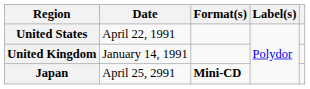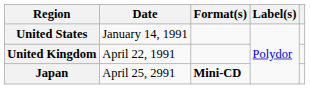(139, 34) April 22, 1991 -> (145, 34) January 14, 1991
(145, 53) January 14, 1991 -> (139, 53) April 22, 1991
